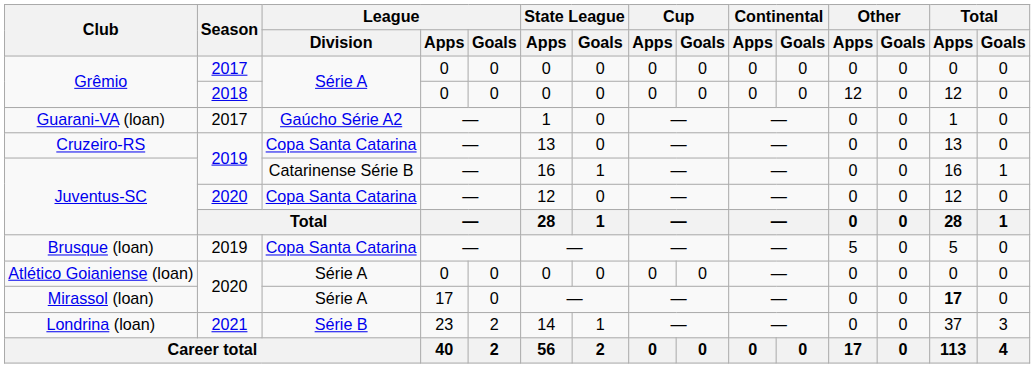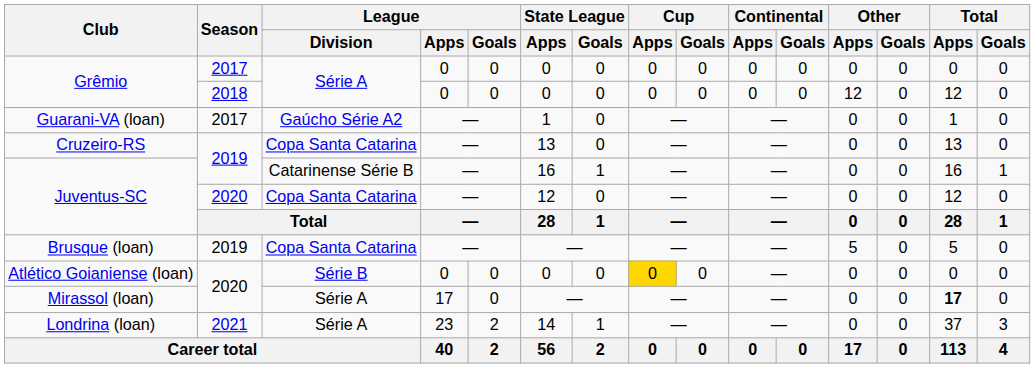(341, 273) Série A -> (341, 273) Série B
(652, 273) no background -> (652, 273) gold background
(341, 324) Série B -> (341, 324) Série A
